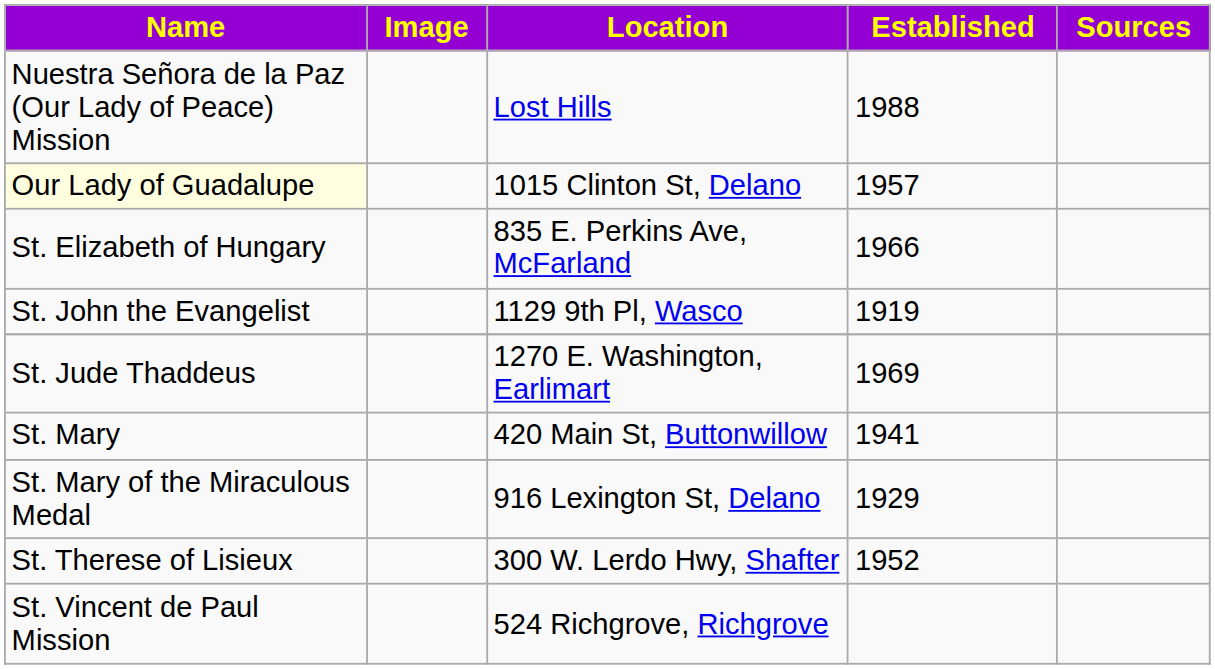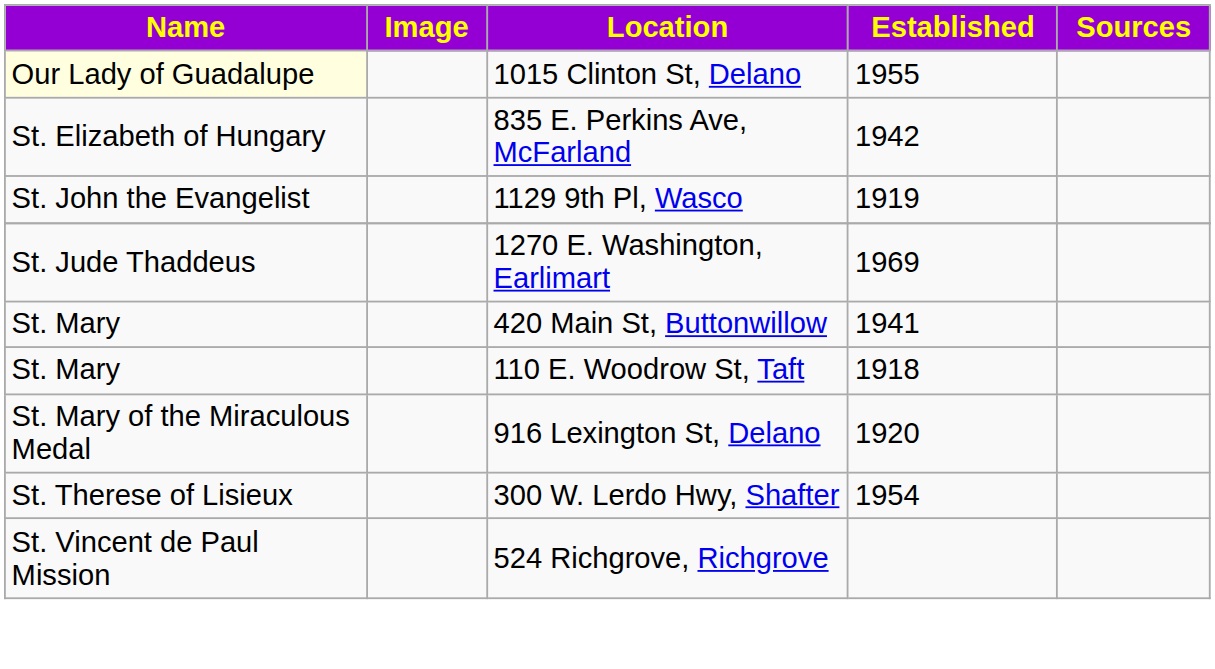- row: (553, 106)
(887, 185) 1957 -> (887, 73) 1955
(887, 248) 1966 -> (887, 136) 1942
+ row: (649, 370)
(887, 498) 1929 -> (887, 432) 1920
(887, 560) 1952 -> (887, 495) 1954
